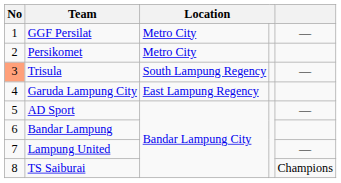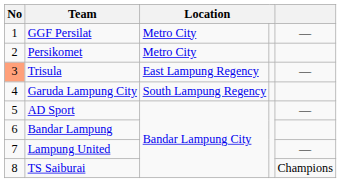(204, 71) South Lampung Regency -> (201, 71) East Lampung Regency
(201, 91) East Lampung Regency -> (204, 91) South Lampung Regency
